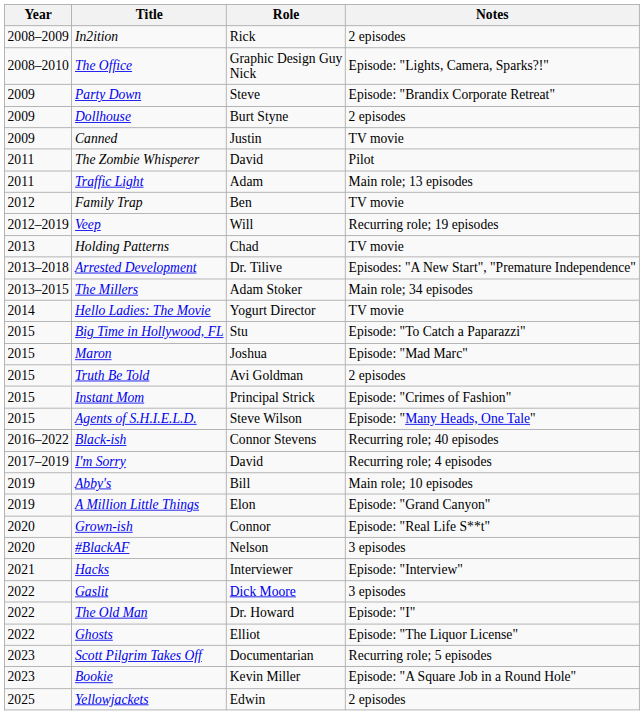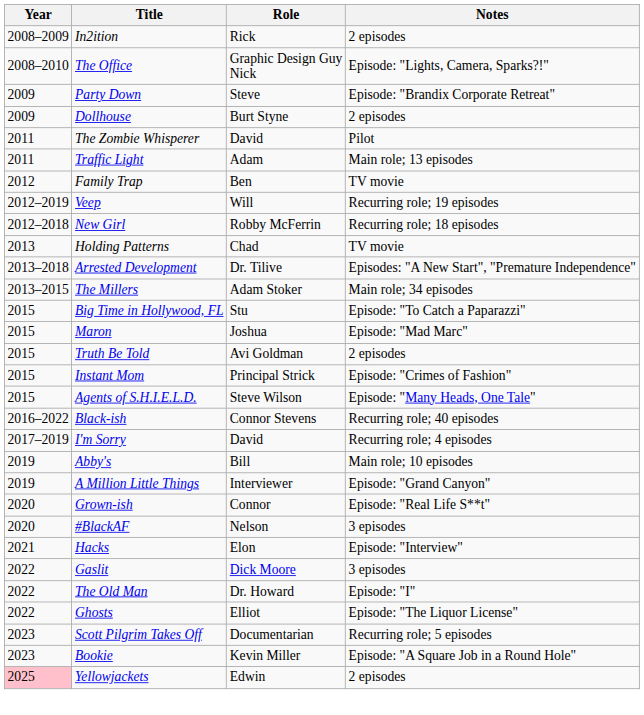- row: (96, 138)
+ row: (100, 224)
- row: (143, 310)
(243, 505) Elon -> (261, 483) Interviewer
(261, 569) Interviewer -> (243, 548) Elon
(21, 699) no background -> (21, 677) pink background
